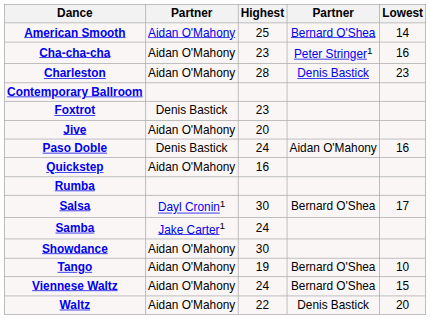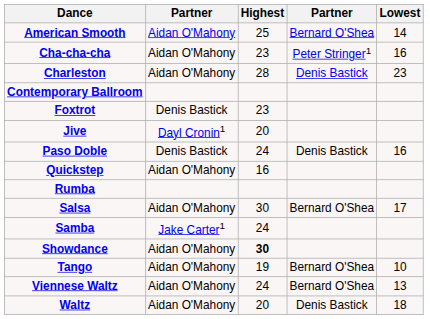(192, 129) Aidan O'Mahony -> (192, 131) Dayl Cronin1
(333, 148) Aidan O'Mahony -> (332, 151) Denis Bastick
(192, 206) Dayl Cronin1 -> (192, 208) Aidan O'Mahony
(262, 248) normal -> (262, 248) bold
(403, 286) 15 -> (400, 286) 13
(262, 305) 22 -> (262, 305) 20
(403, 305) 20 -> (400, 305) 18
